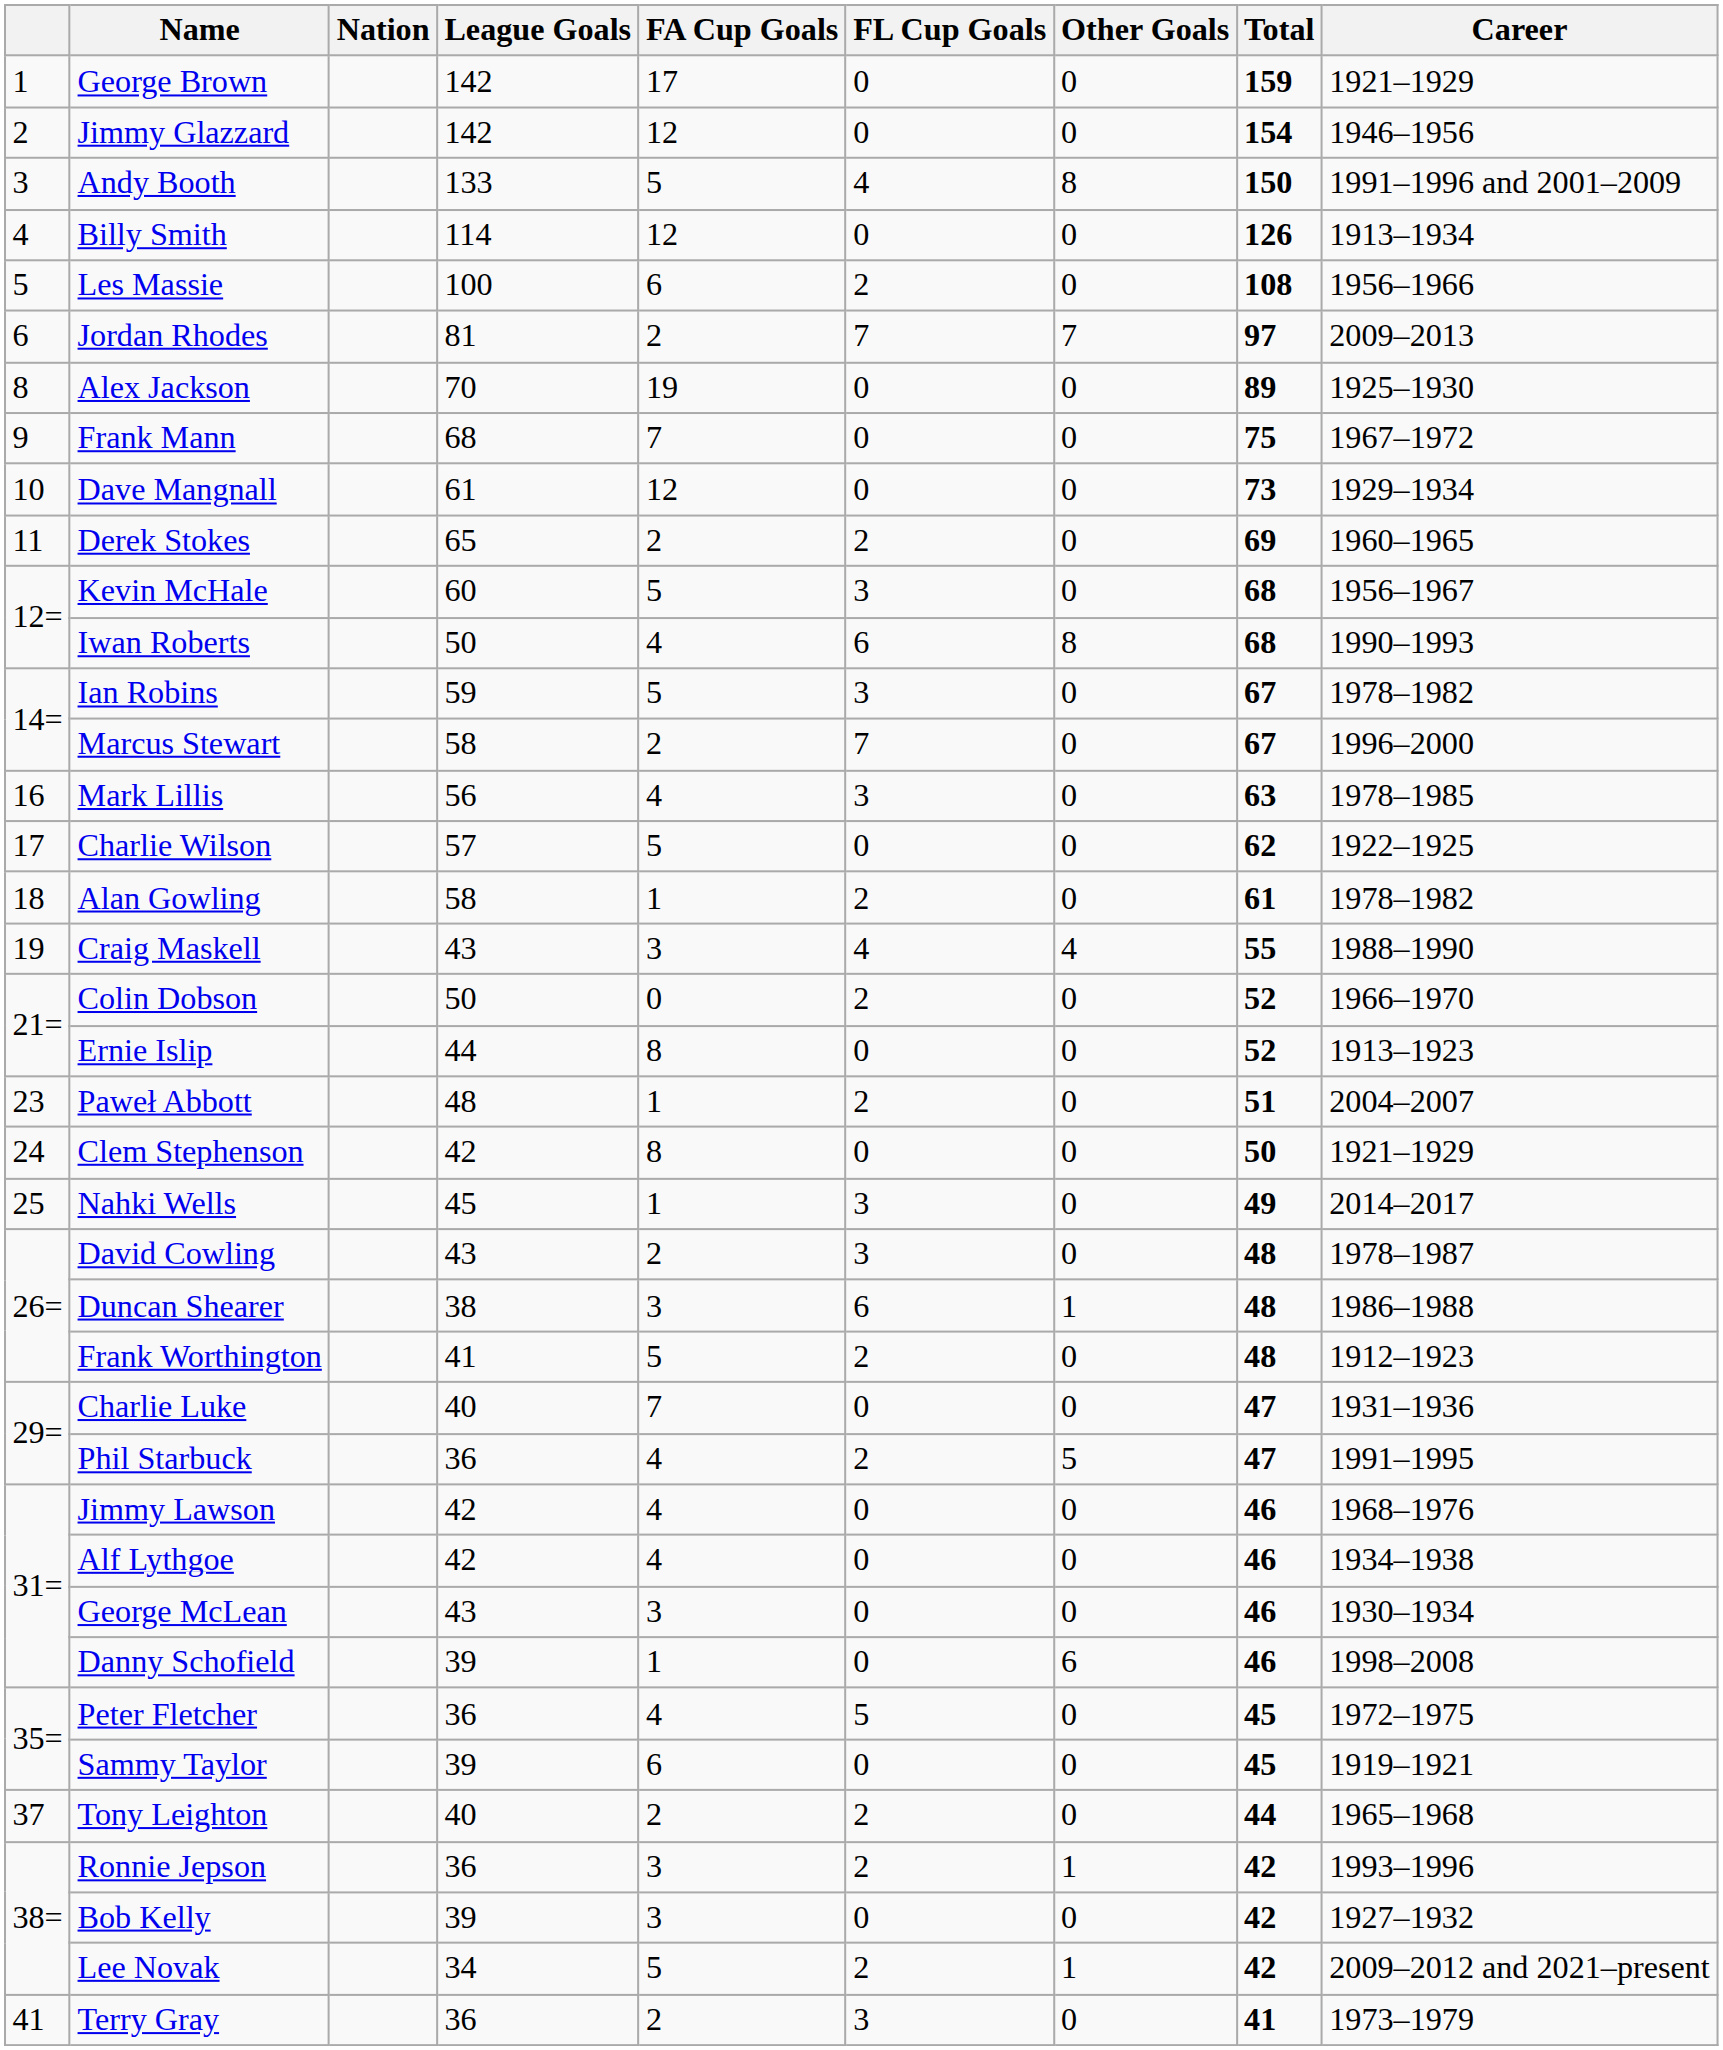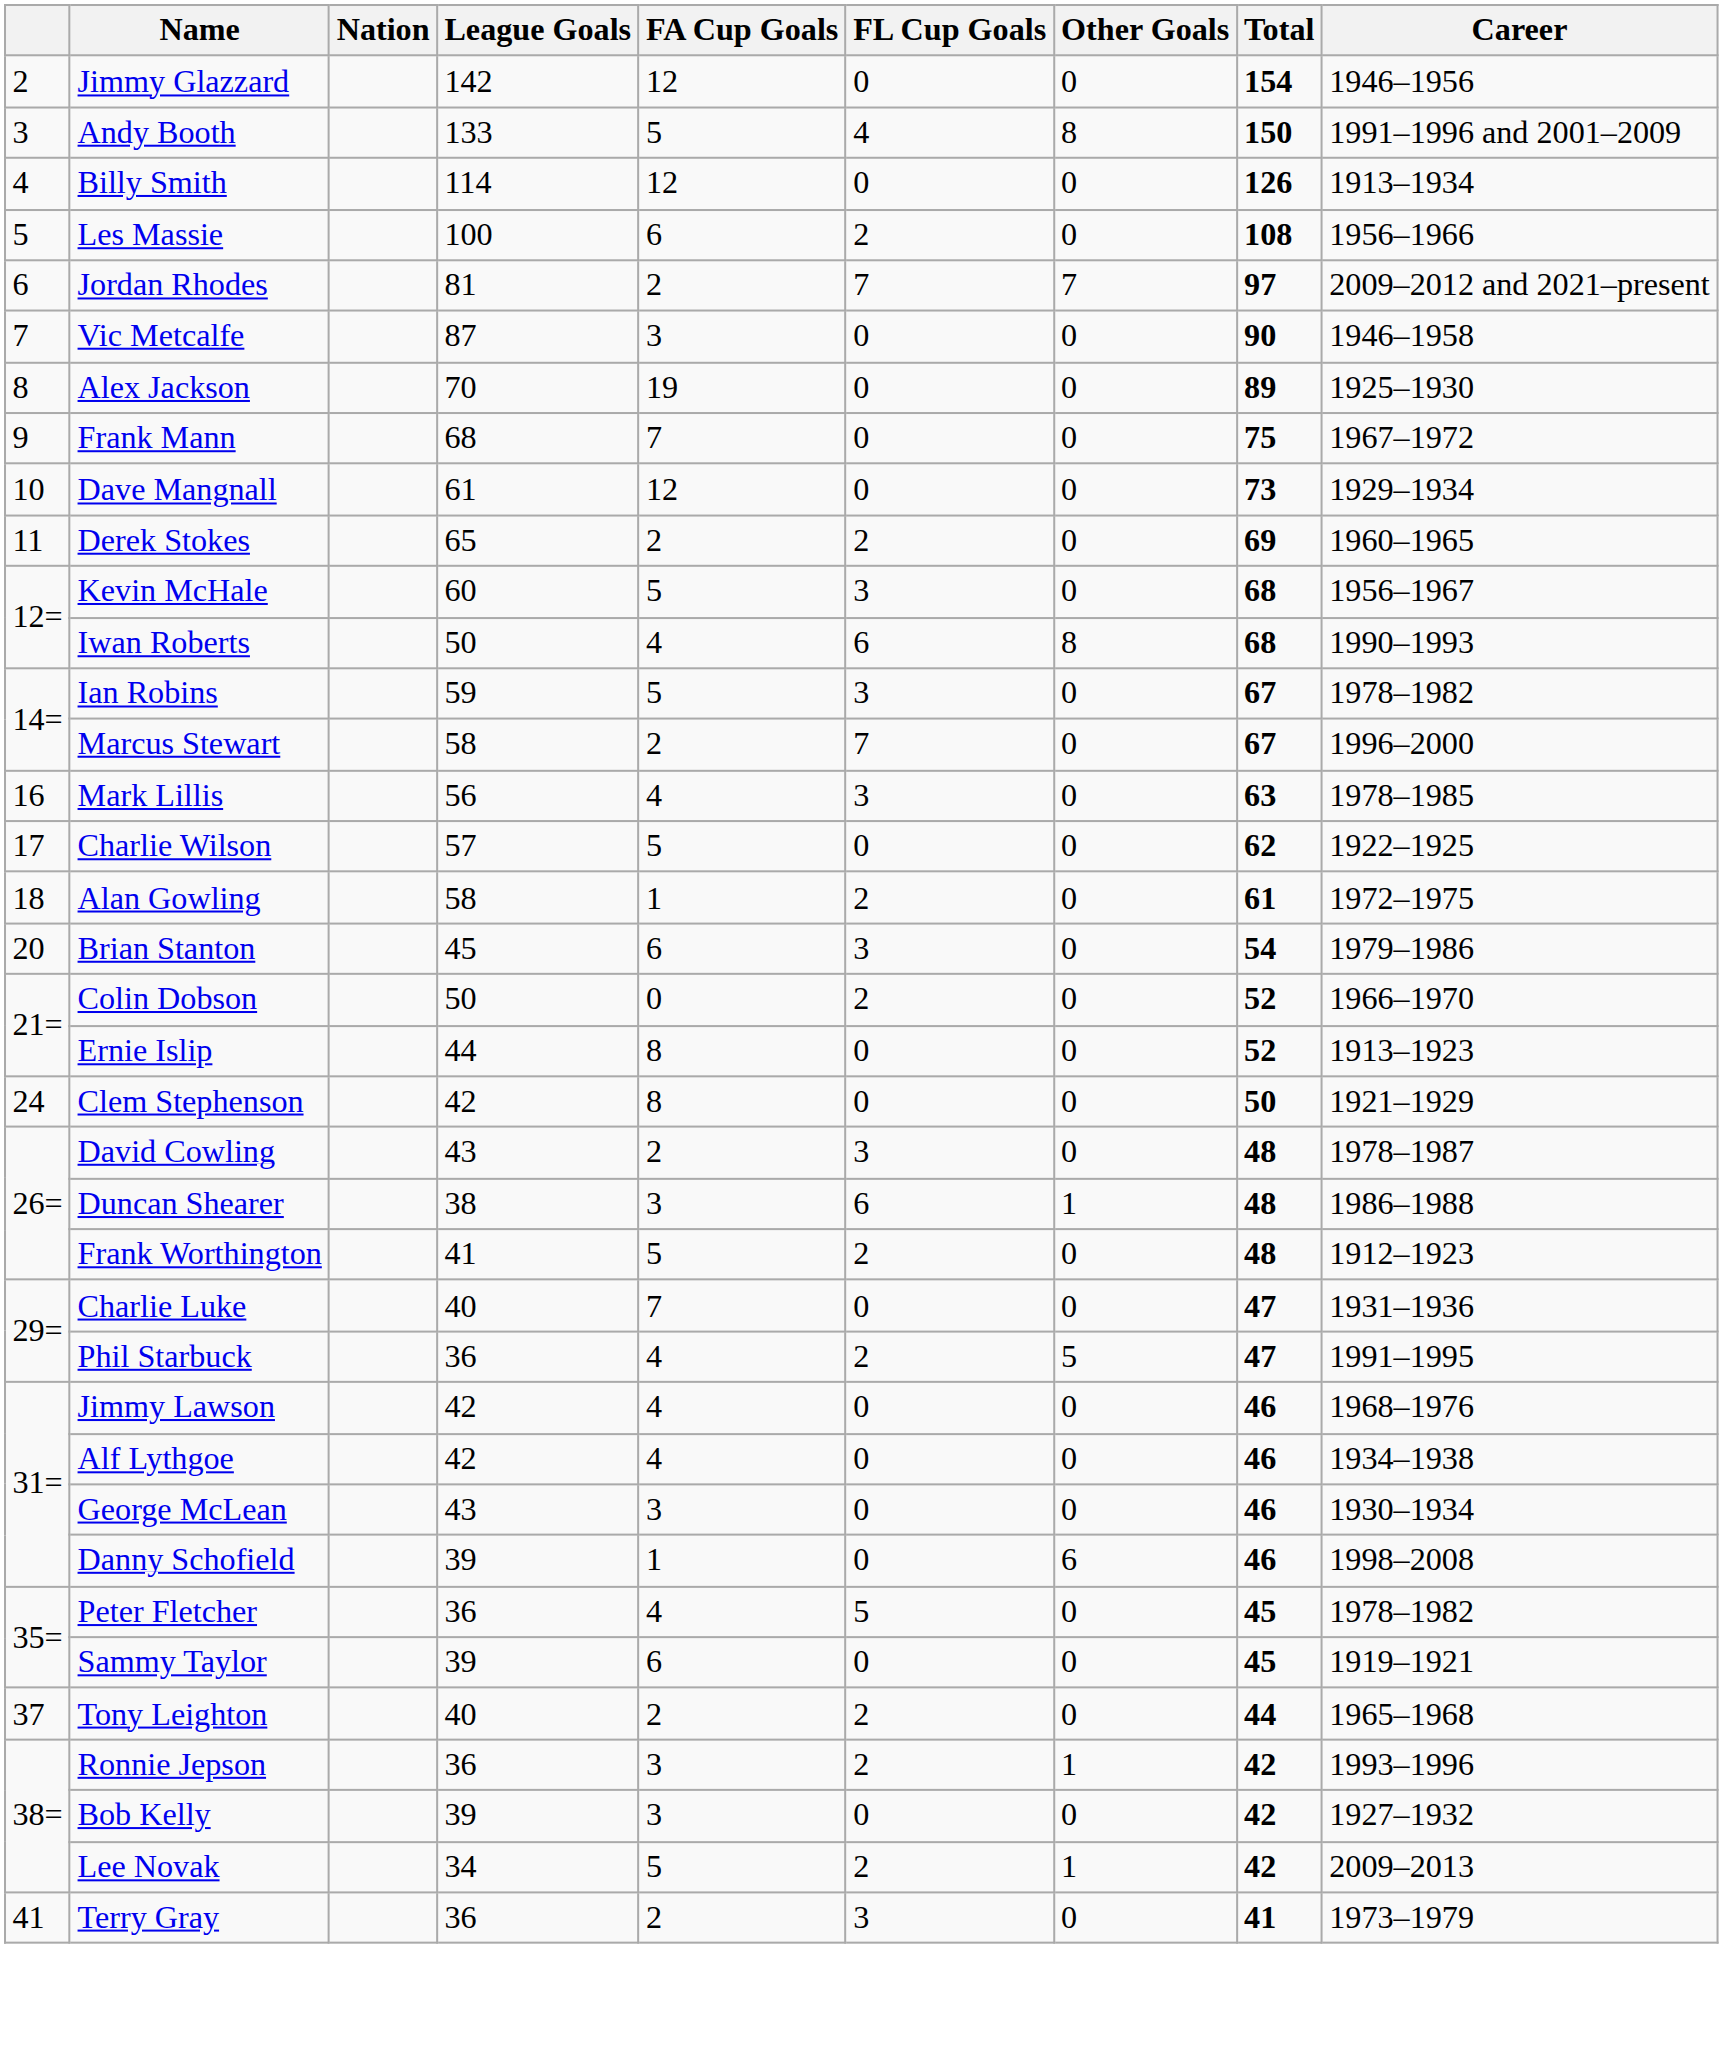- row: (172, 81)
(1402, 336) 2009–2013 -> (1520, 285) 2009–2012 and 2021–present
+ row: (161, 336)
(1402, 897) 1978–1982 -> (1402, 897) 1972–1975
- row: (169, 948)
+ row: (166, 948)
- row: (165, 1101)
- row: (157, 1203)
(1402, 1713) 1972–1975 -> (1402, 1611) 1978–1982
(1520, 1968) 2009–2012 and 2021–present -> (1402, 1866) 2009–2013
